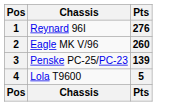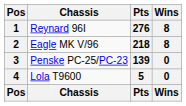+ column: (167, 12)
(141, 44) 260 -> (141, 44) 218
